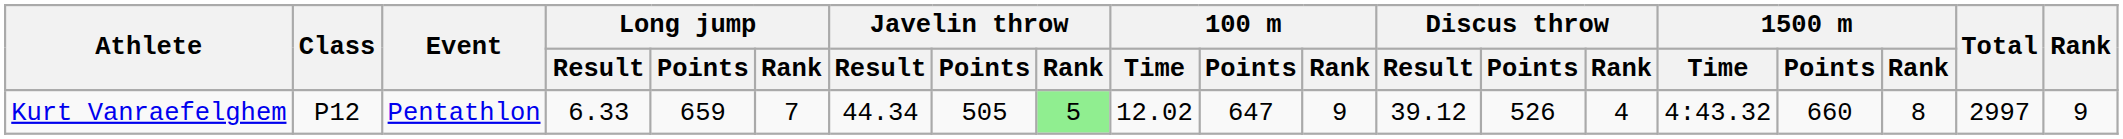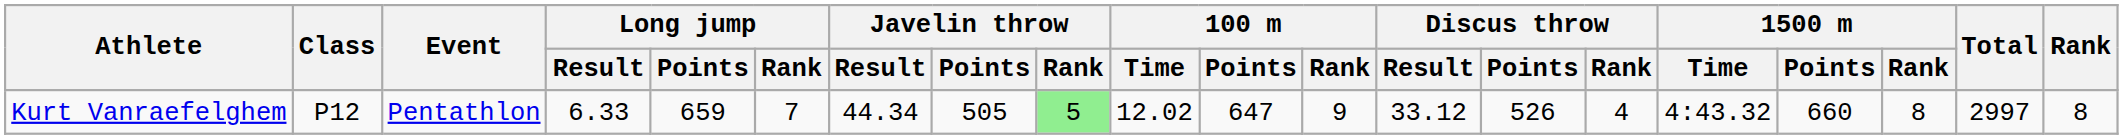(1429, 112) 39.12 -> (1429, 112) 33.12
(2081, 112) 9 -> (2081, 112) 8
